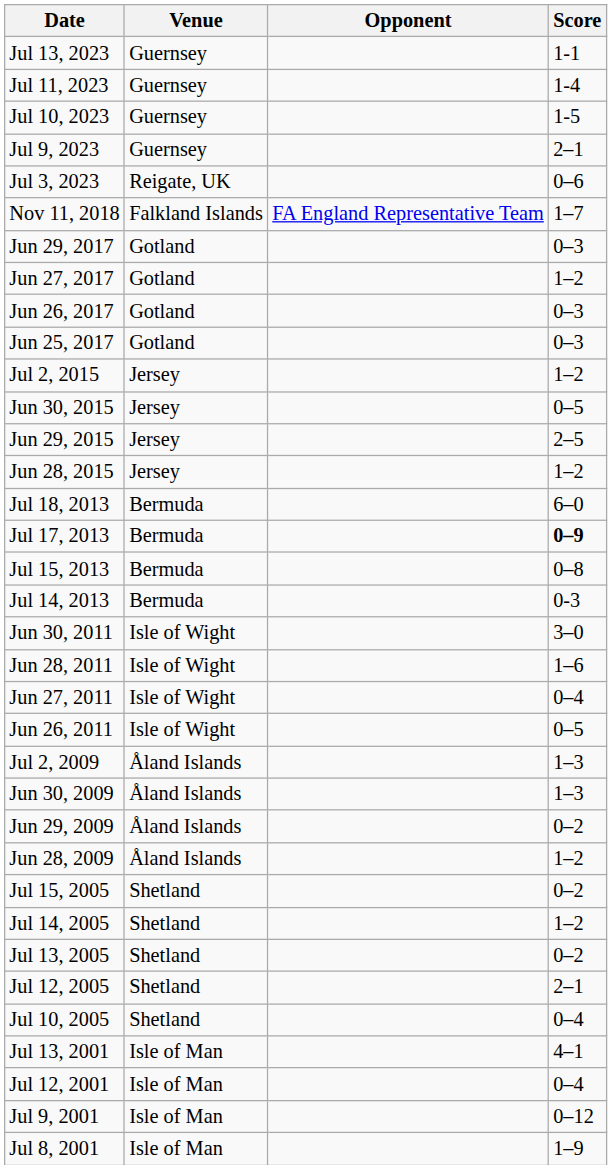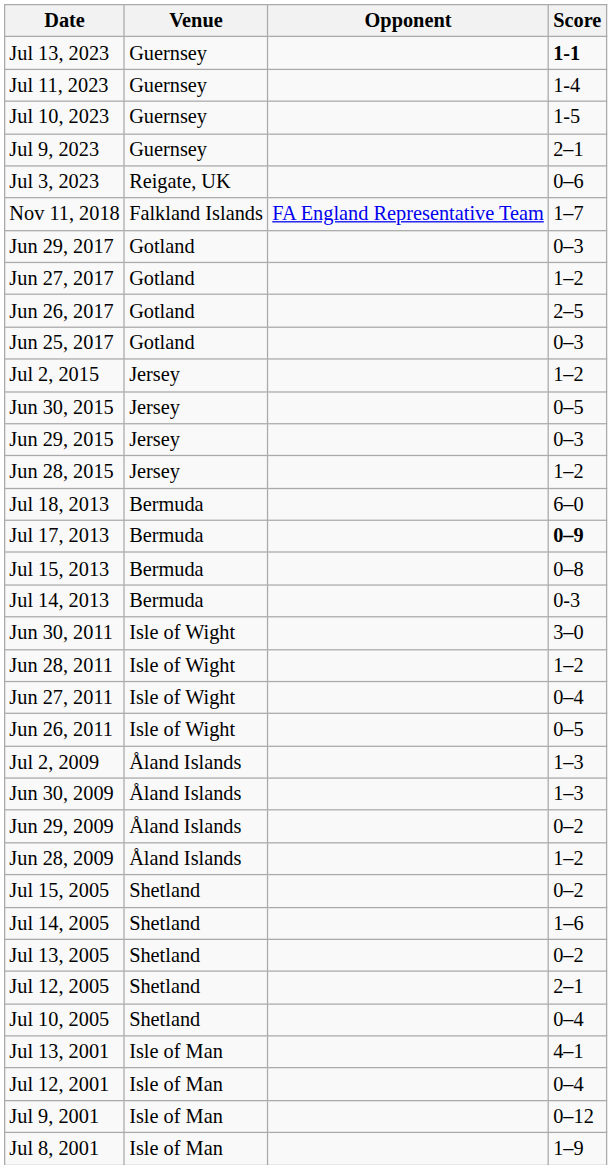(567, 52) normal -> (567, 52) bold
(568, 310) 0–3 -> (568, 310) 2–5
(568, 439) 2–5 -> (568, 439) 0–3
(568, 665) 1–6 -> (568, 665) 1–2
(568, 922) 1–2 -> (568, 922) 1–6
